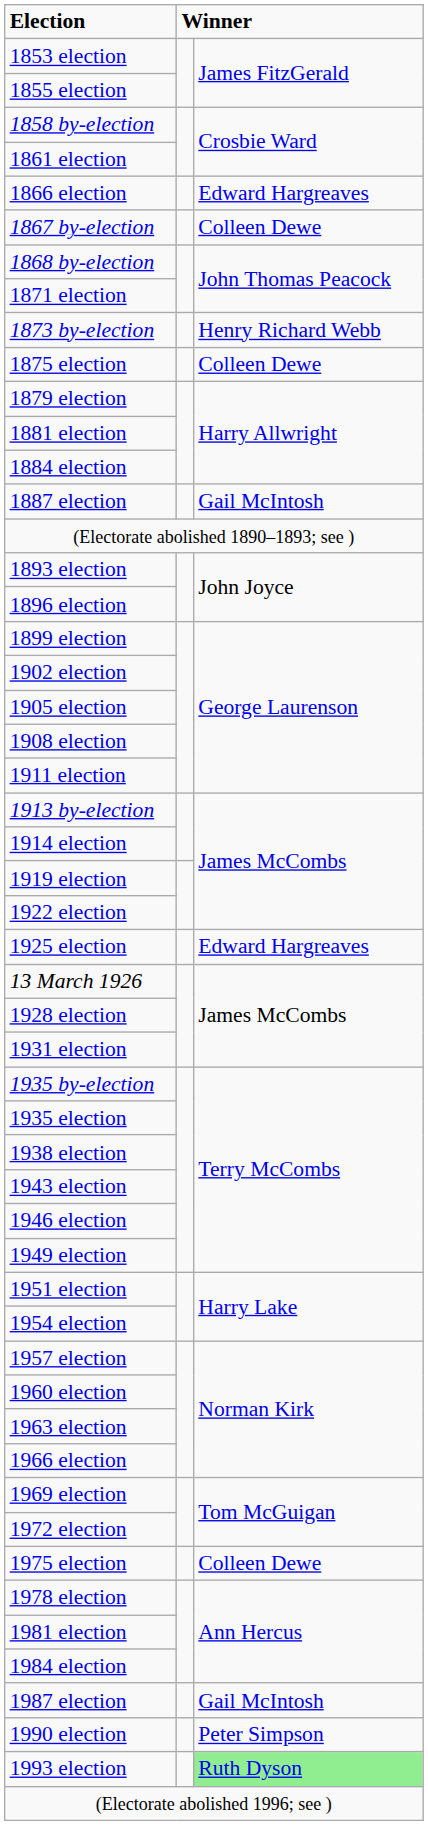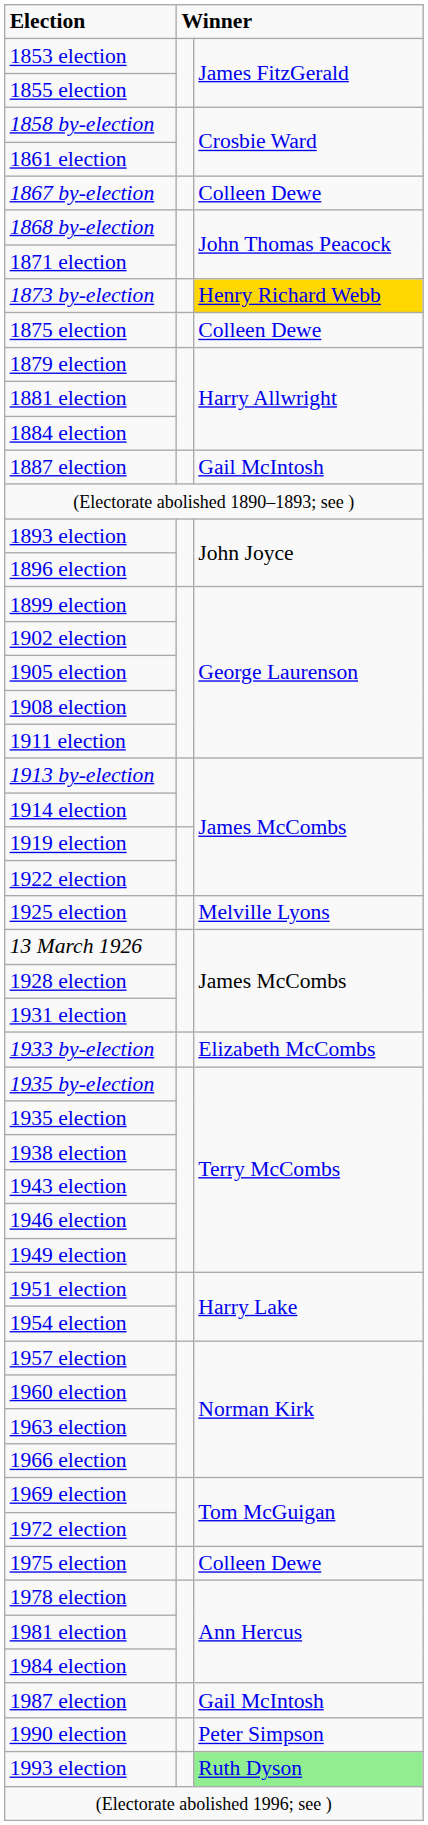- row: (68, 192)
(290, 329) no background -> (290, 295) gold background
(284, 946) Edward Hargreaves -> (264, 912) Melville Lyons
+ row: (82, 1049)
